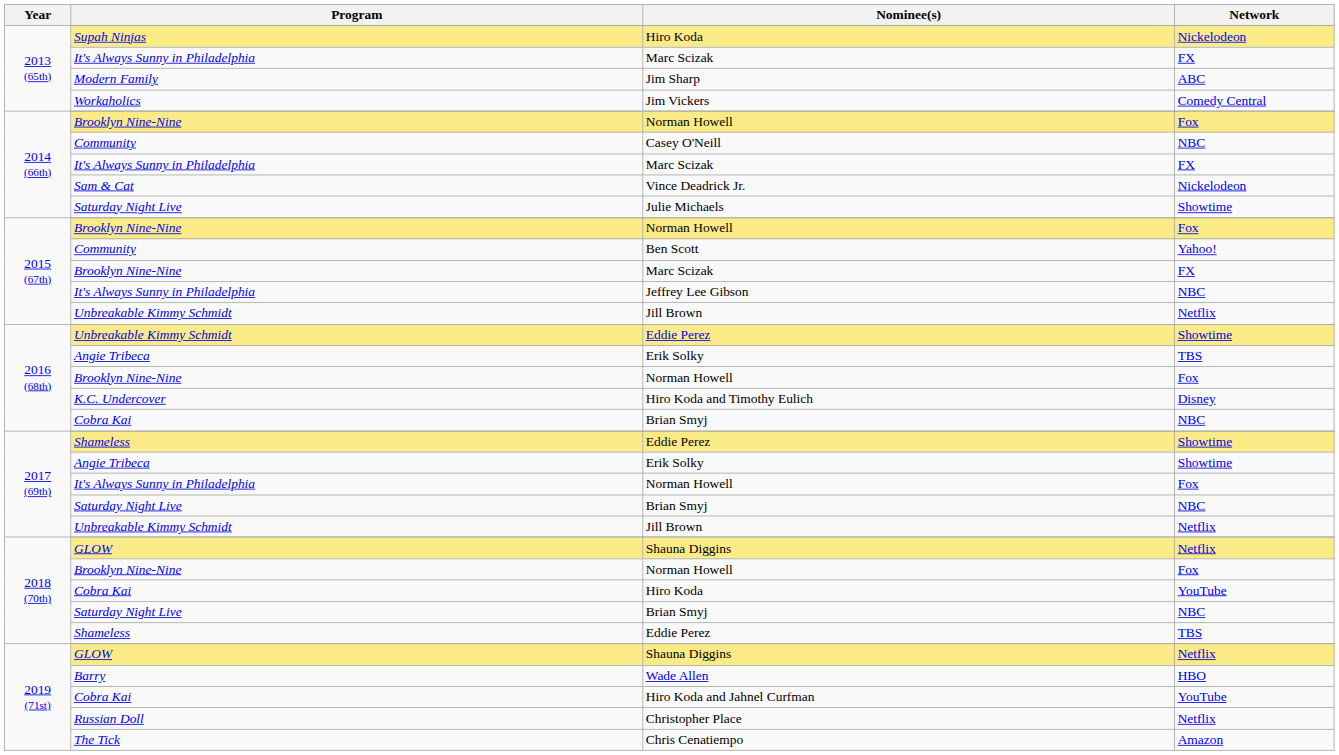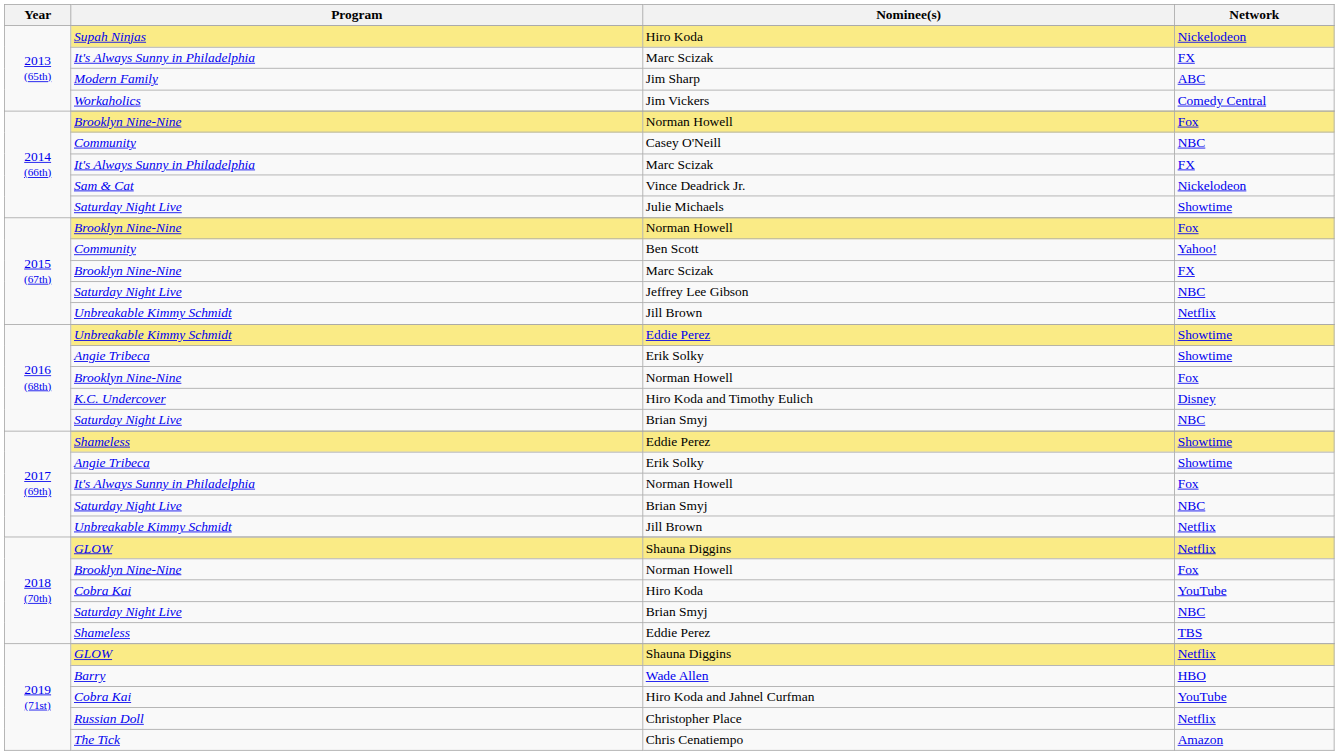(165, 292) It's Always Sunny in Philadelphia -> (128, 292) Saturday Night Live
(1190, 356) TBS -> (1205, 356) Showtime
(103, 420) Cobra Kai -> (128, 420) Saturday Night Live
